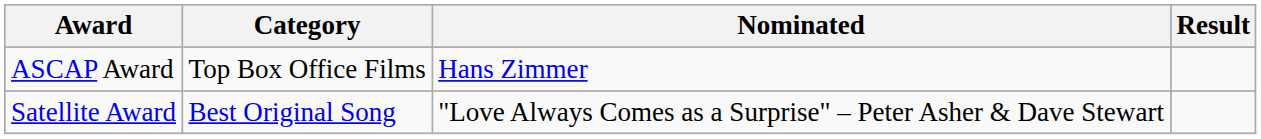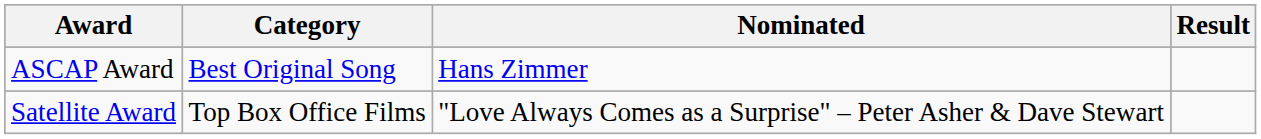(307, 68) Top Box Office Films -> (292, 68) Best Original Song
(292, 111) Best Original Song -> (307, 111) Top Box Office Films
